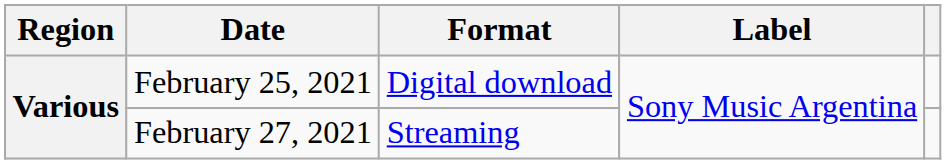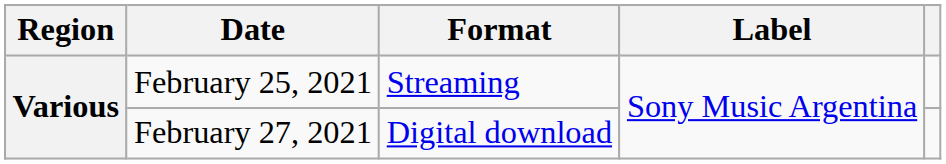(499, 81) Digital download -> (453, 81) Streaming
(453, 132) Streaming -> (499, 132) Digital download
